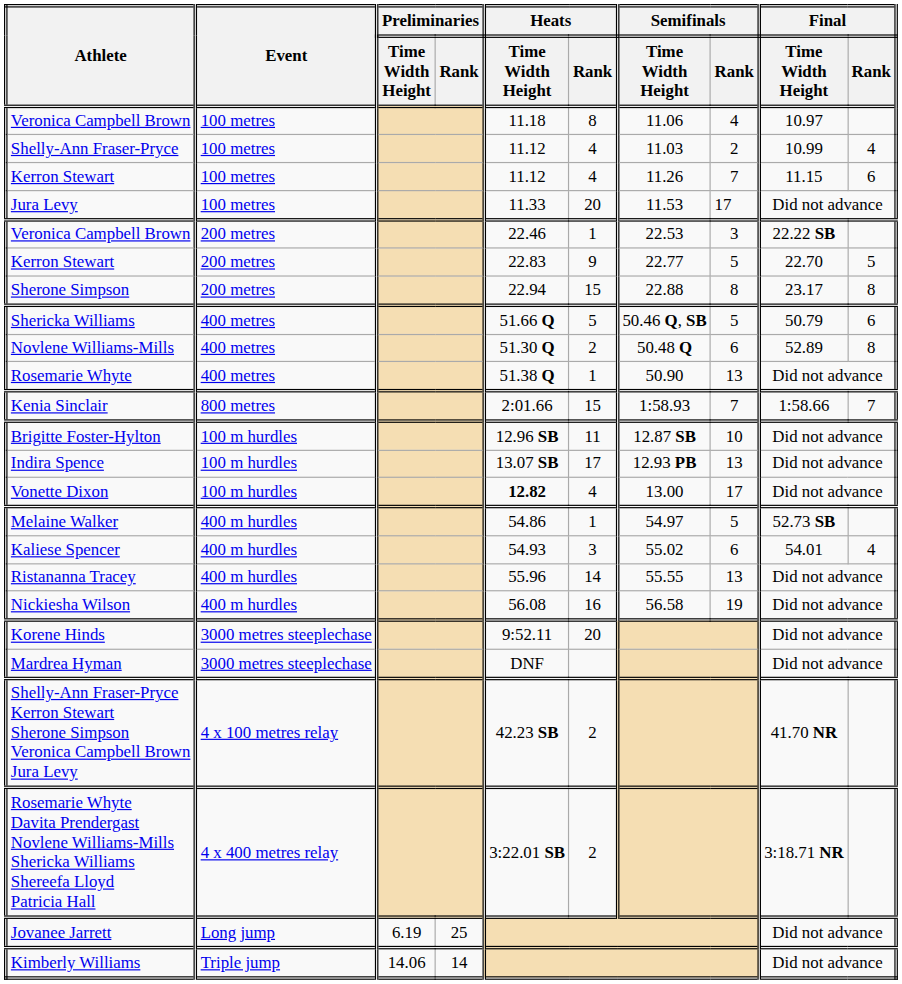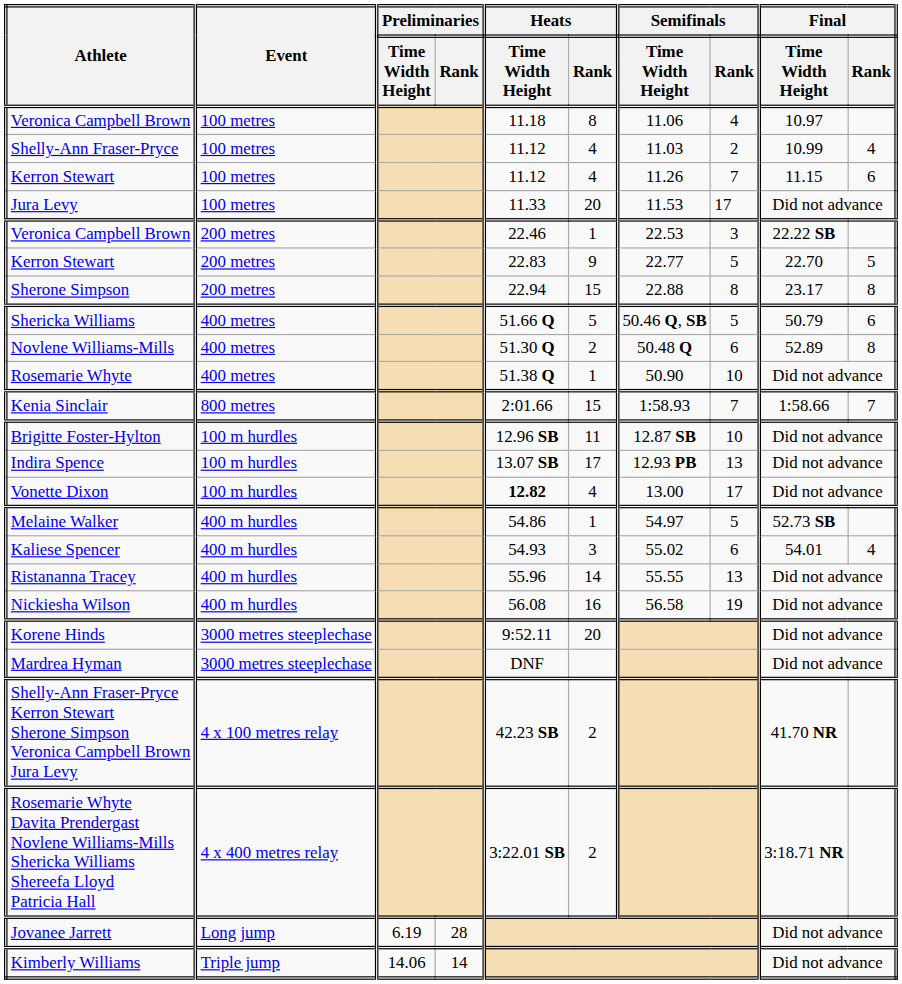(734, 375) 13 -> (734, 375) 10
(459, 932) 25 -> (459, 932) 28
